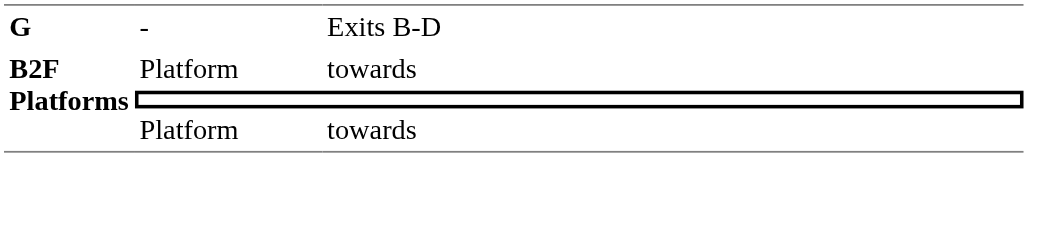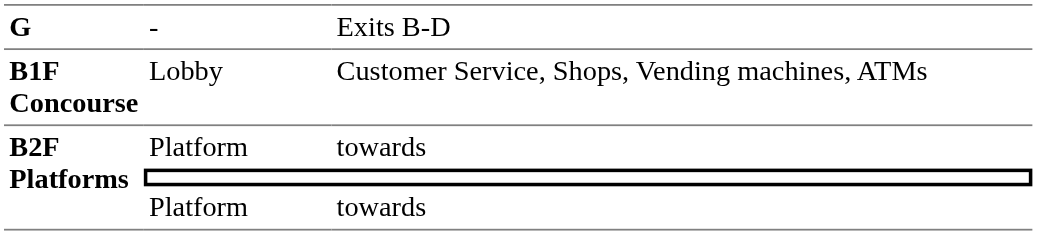+ row: (186, 70)
